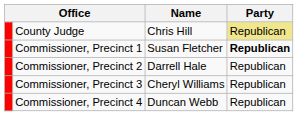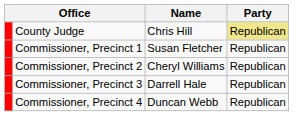(260, 48) bold -> (258, 48) normal
(177, 66) Darrell Hale -> (186, 66) Cheryl Williams
(186, 84) Cheryl Williams -> (177, 84) Darrell Hale
